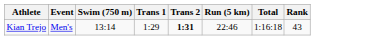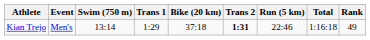+ column: (196, 12)
(297, 27) 43 -> (352, 27) 49
